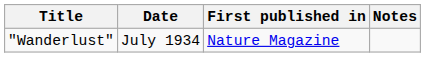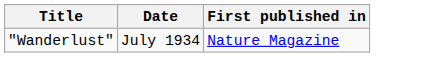- column: (395, 17)
